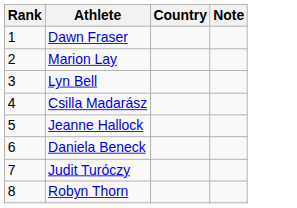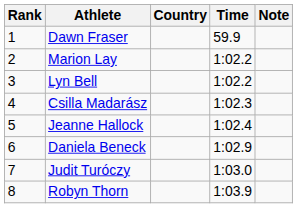+ column: (233, 15)
